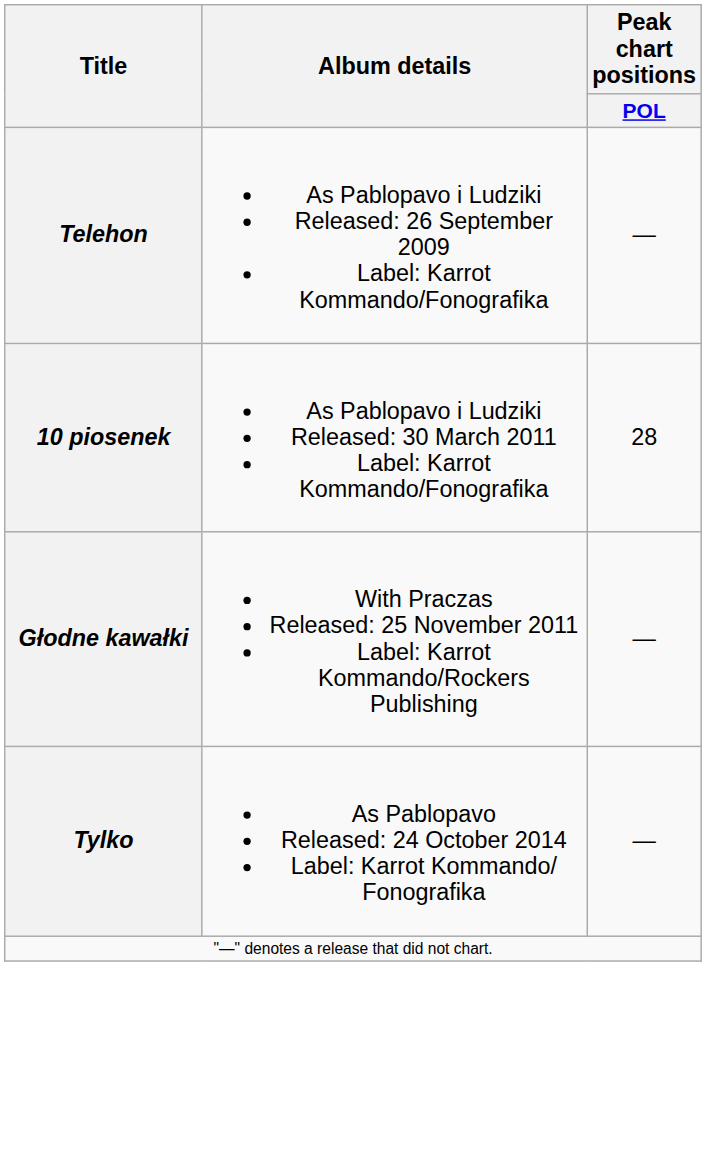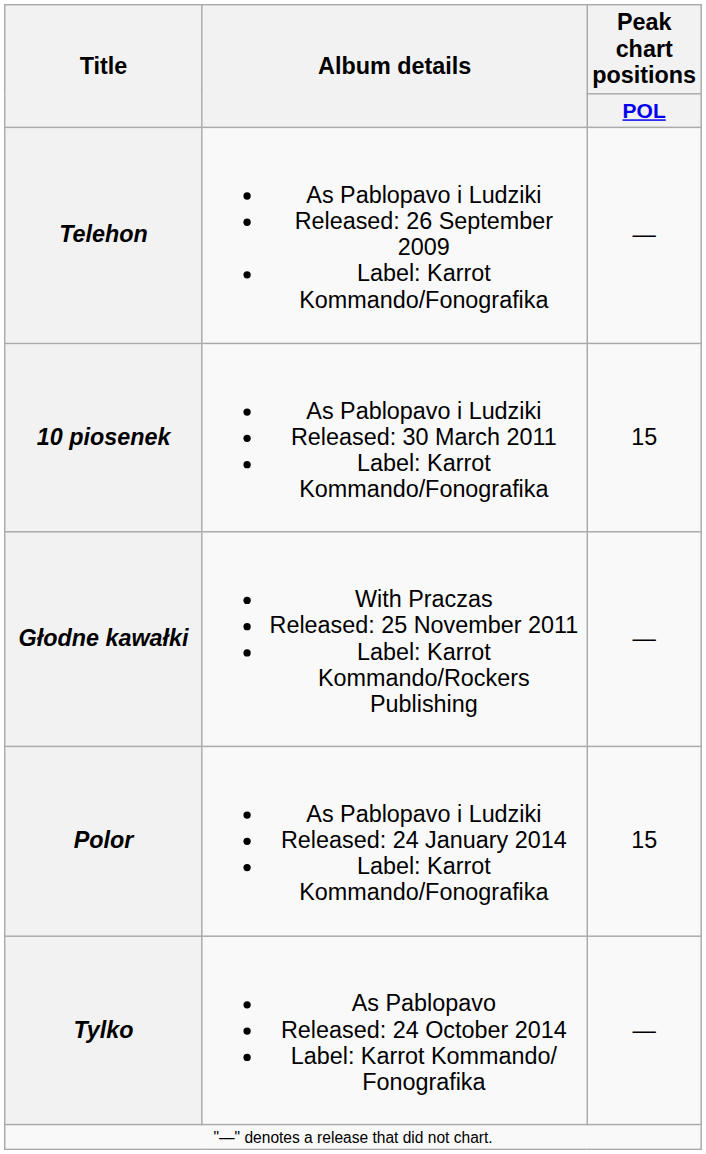(644, 436) 28 -> (644, 436) 15
+ row: (104, 840)
